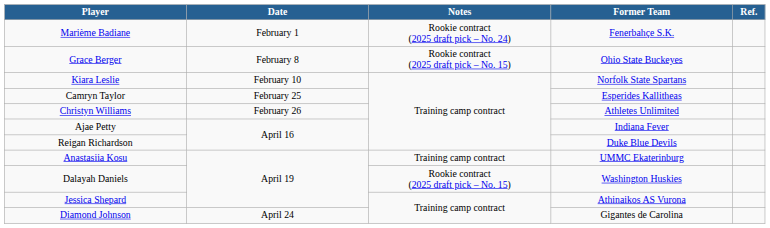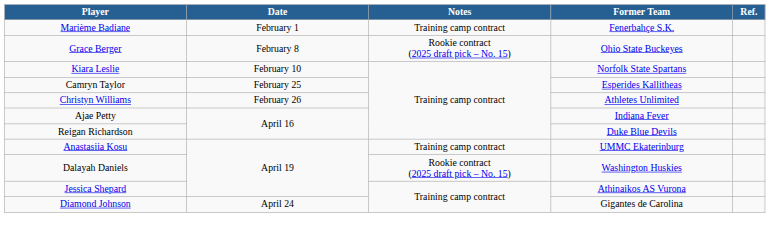(460, 33) Rookie contract (2025 draft pick – No. 24) -> (460, 27) Training camp contract
